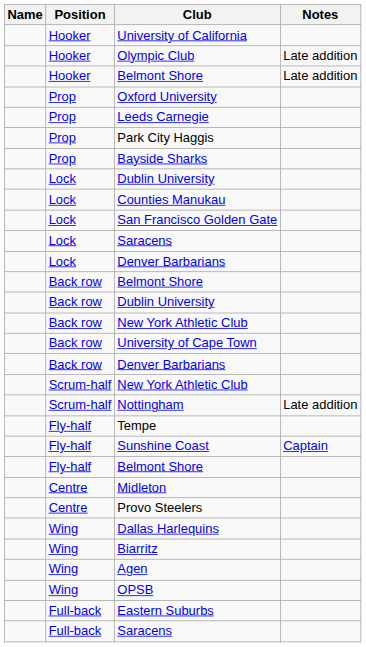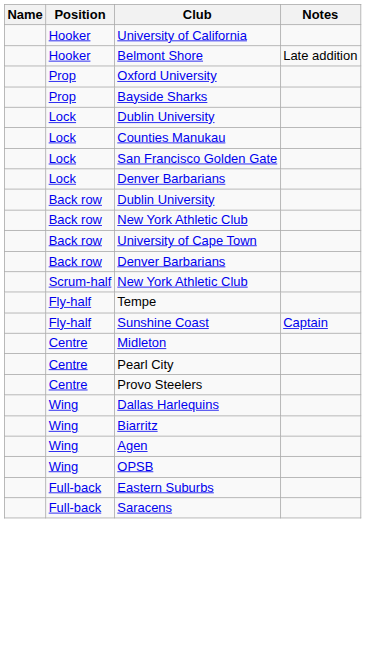- row: (70, 55)
- row: (62, 117)
- row: (62, 138)
- row: (62, 240)
- row: (75, 281)
- row: (80, 405)
- row: (70, 466)
+ row: (68, 364)
